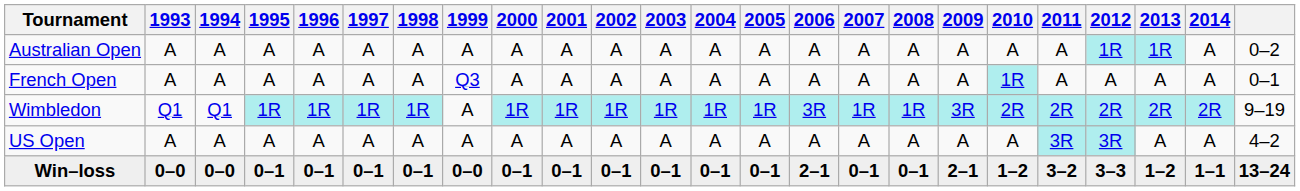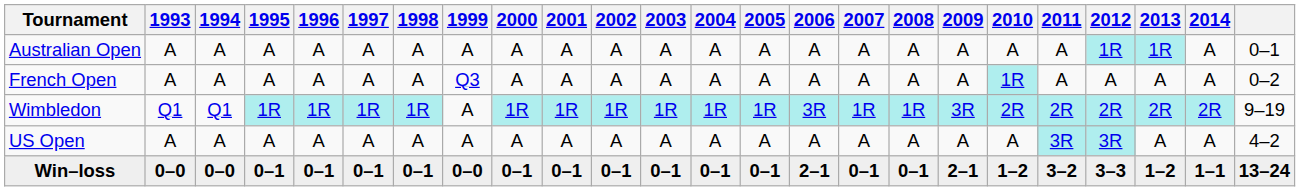(1264, 50) 0–2 -> (1264, 50) 0–1
(1264, 80) 0–1 -> (1264, 80) 0–2
